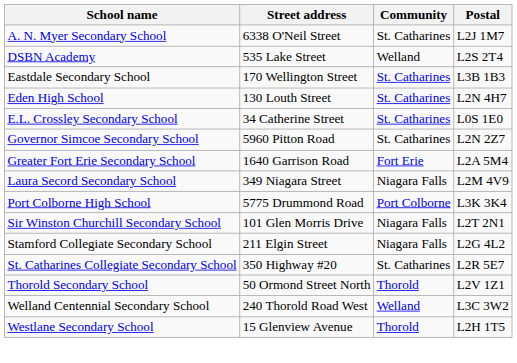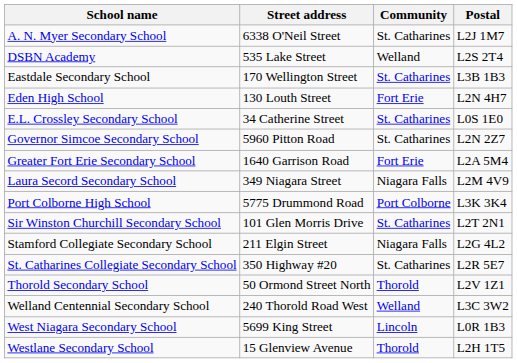(413, 98) St. Catharines -> (400, 98) Fort Erie
(412, 222) Niagara Falls -> (413, 222) St. Catharines
+ row: (92, 327)
